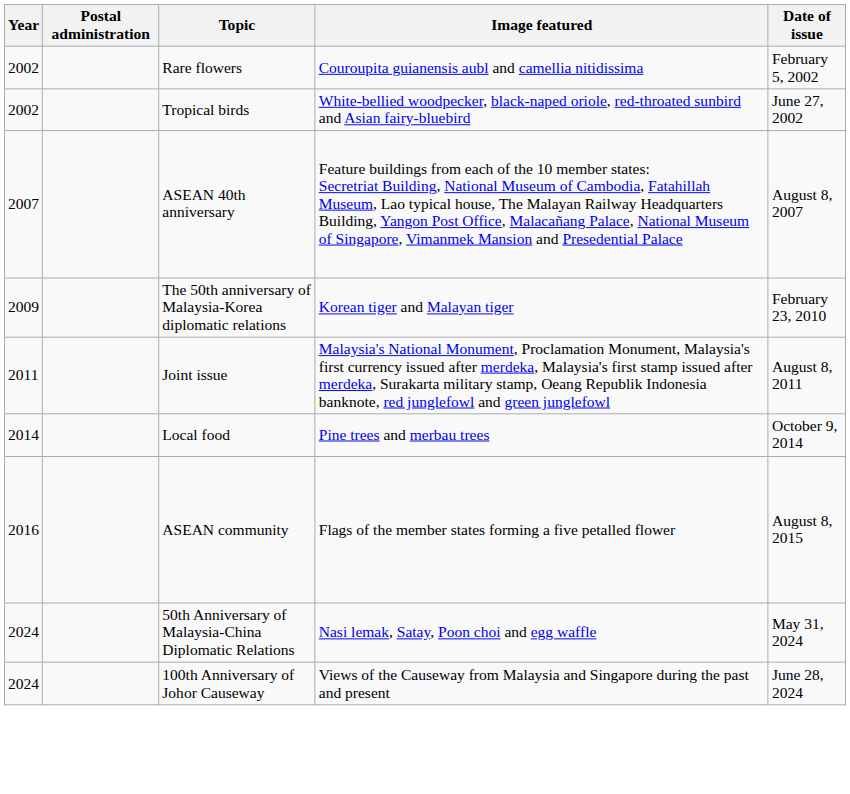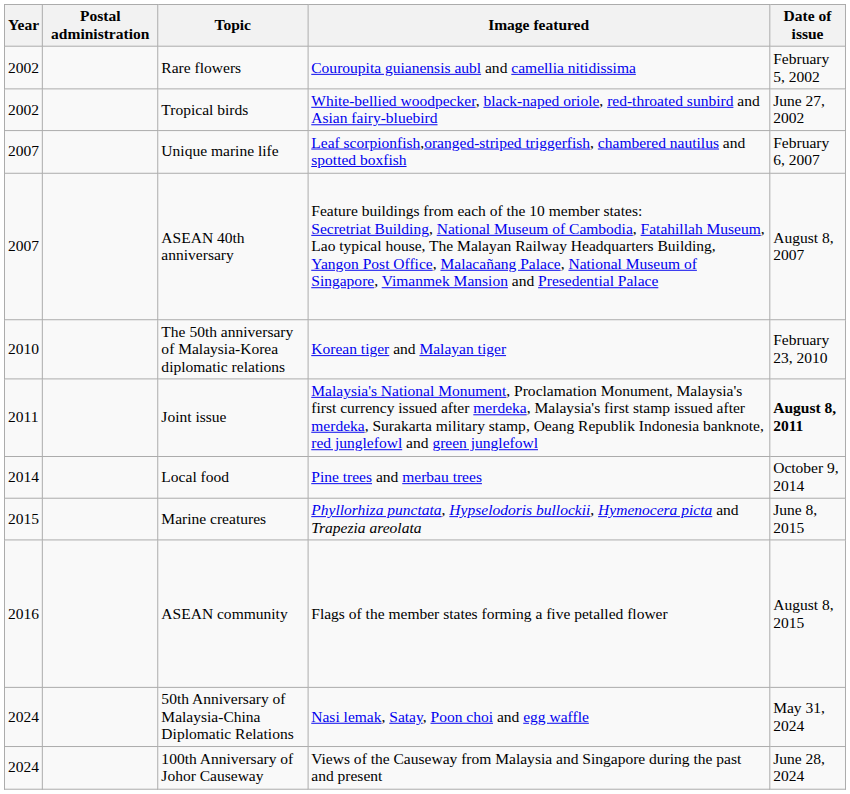+ row: (220, 151)
(24, 307) 2009 -> (24, 349) 2010
(802, 375) normal -> (805, 417) bold
+ row: (214, 519)
